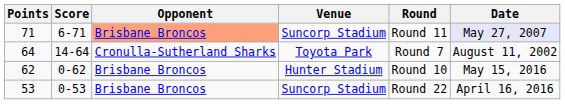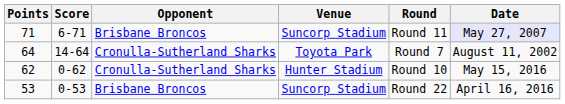(151, 33) lightsalmon background -> (151, 33) no background
(151, 70) Brisbane Broncos -> (185, 70) Cronulla-Sutherland Sharks
